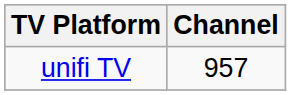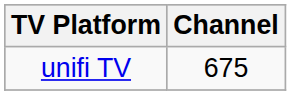(226, 68) 957 -> (226, 68) 675
